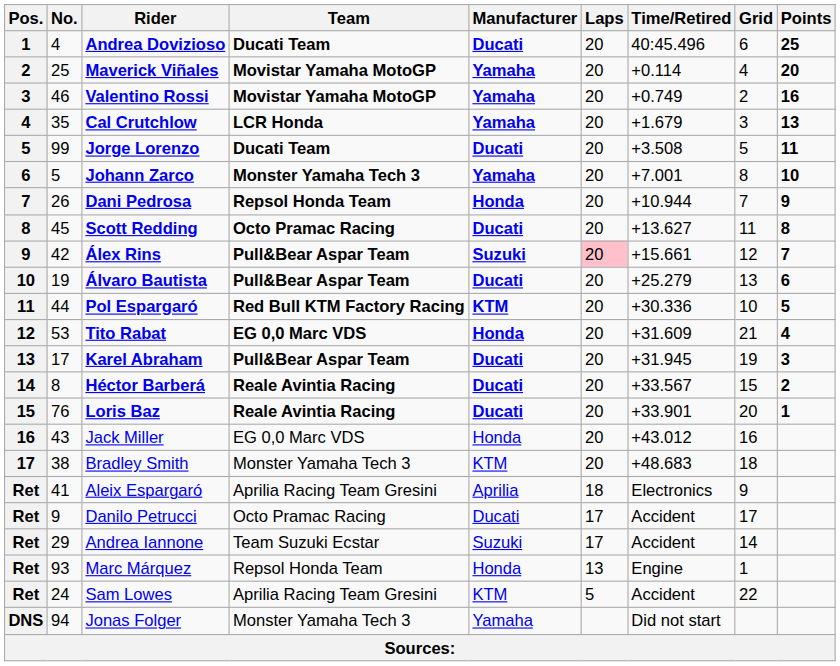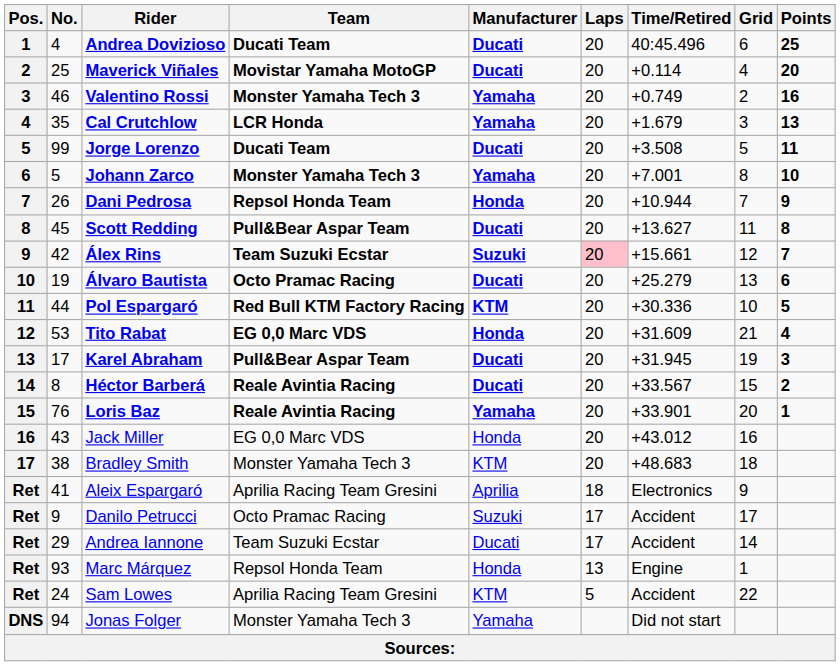(504, 70) Yamaha -> (498, 70) Ducati
(334, 97) Movistar Yamaha MotoGP -> (326, 97) Monster Yamaha Tech 3
(314, 228) Octo Pramac Racing -> (321, 228) Pull&Bear Aspar Team
(321, 254) Pull&Bear Aspar Team -> (311, 254) Team Suzuki Ecstar
(321, 280) Pull&Bear Aspar Team -> (314, 280) Octo Pramac Racing
(498, 411) Ducati -> (504, 411) Yamaha
(496, 516) Ducati -> (497, 516) Suzuki
(497, 542) Suzuki -> (496, 542) Ducati
